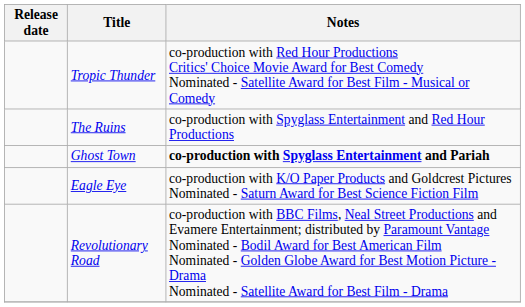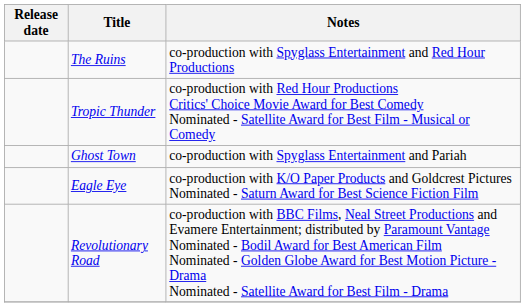rows swapped: (98, 127) <-> (113, 75)
(329, 156) bold -> (318, 156) normal
